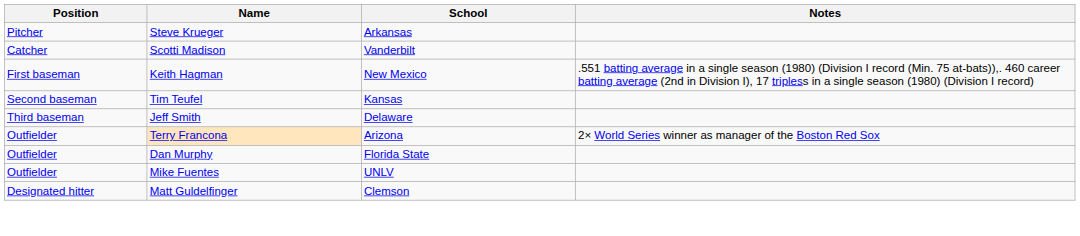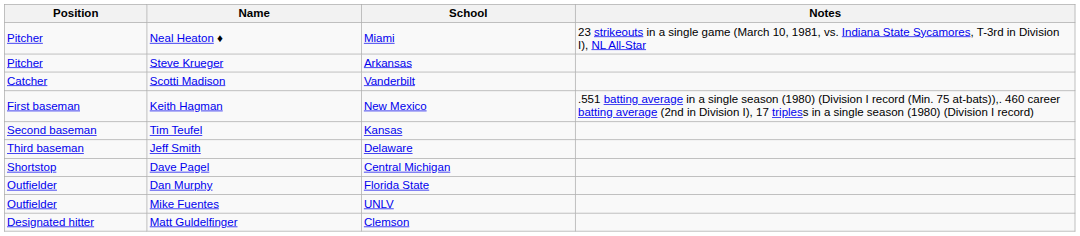+ row: (186, 38)
+ row: (180, 167)
- row: (188, 136)
